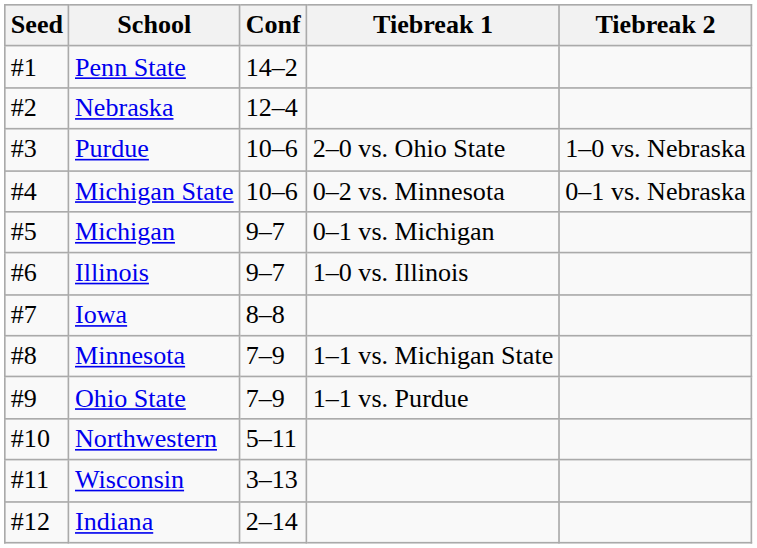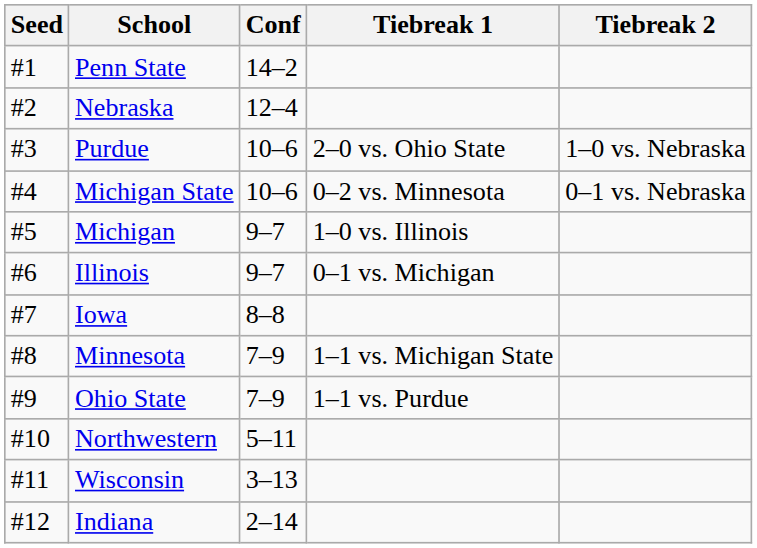(404, 231) 0–1 vs. Michigan -> (391, 231) 1–0 vs. Illinois
(391, 273) 1–0 vs. Illinois -> (404, 273) 0–1 vs. Michigan
